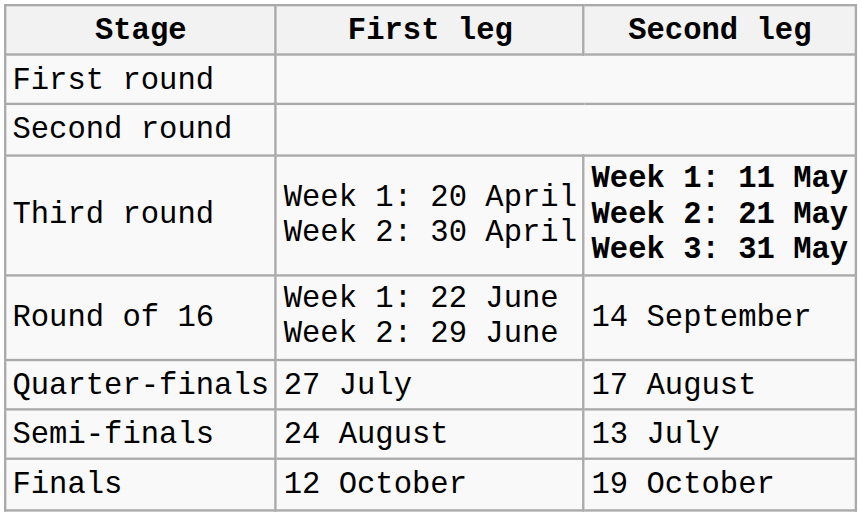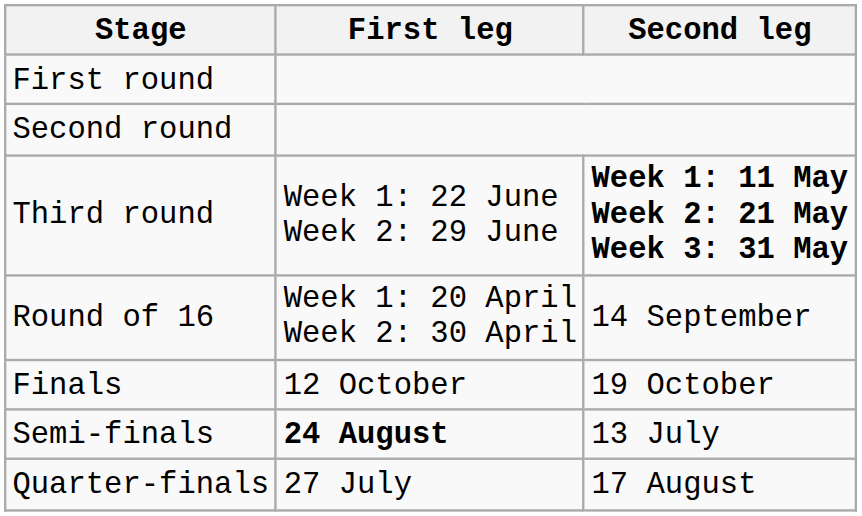(430, 215) Week 1: 20 April Week 2: 30 April -> (421, 215) Week 1: 22 June Week 2: 29 June
(421, 317) Week 1: 22 June Week 2: 29 June -> (430, 317) Week 1: 20 April Week 2: 30 April
rows swapped: (141, 385) <-> (67, 484)
(366, 435) normal -> (366, 435) bold
